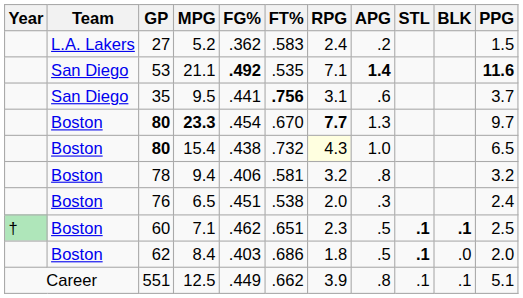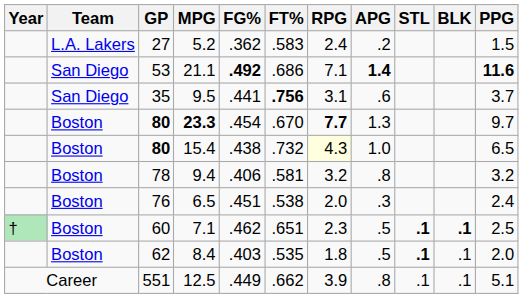(288, 70) .535 -> (288, 70) .686
(288, 254) .686 -> (288, 254) .535
(465, 254) .0 -> (465, 254) .1
